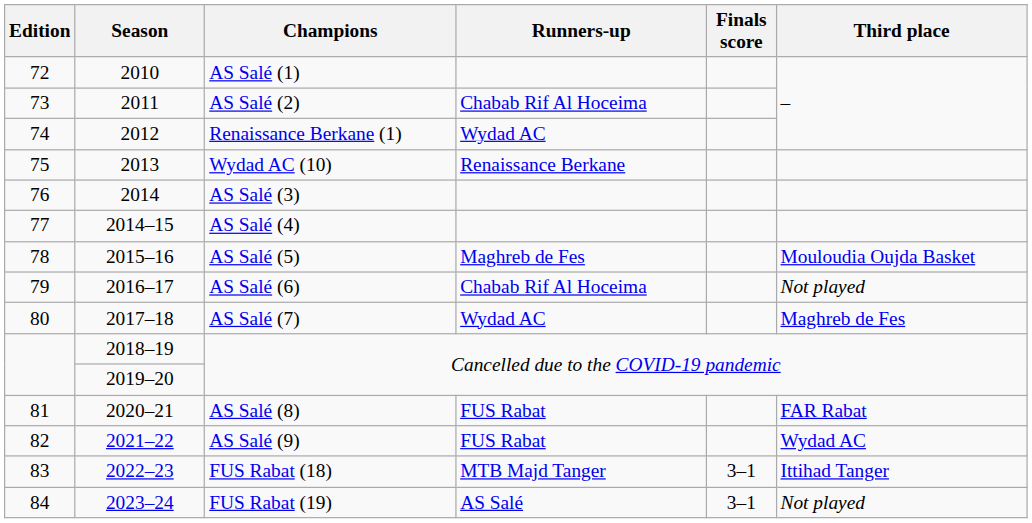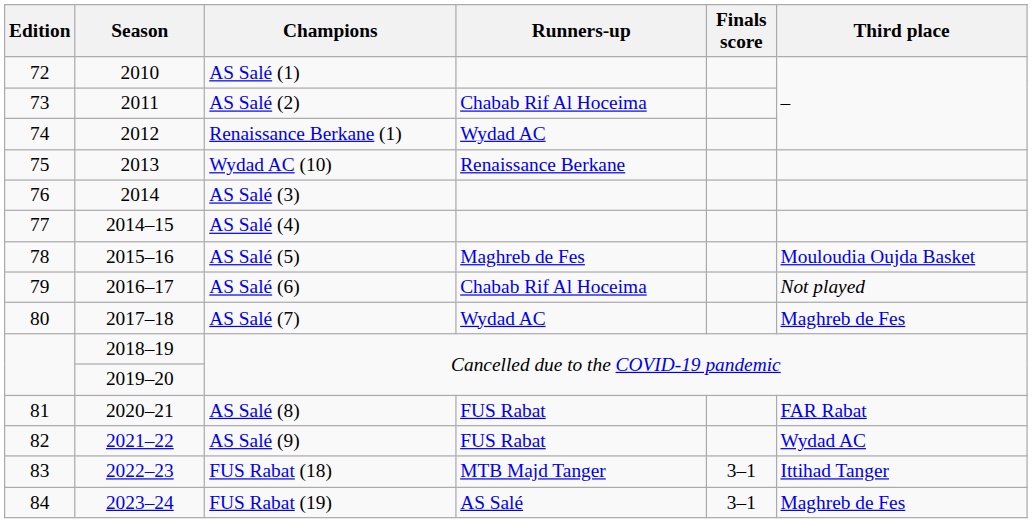(823, 502) Not played -> (843, 502) Maghreb de Fes
